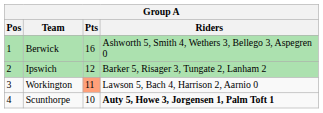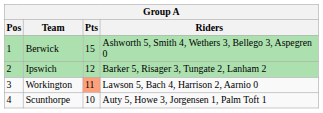(90, 48) 16 -> (90, 48) 15
(188, 100) bold -> (185, 100) normal
